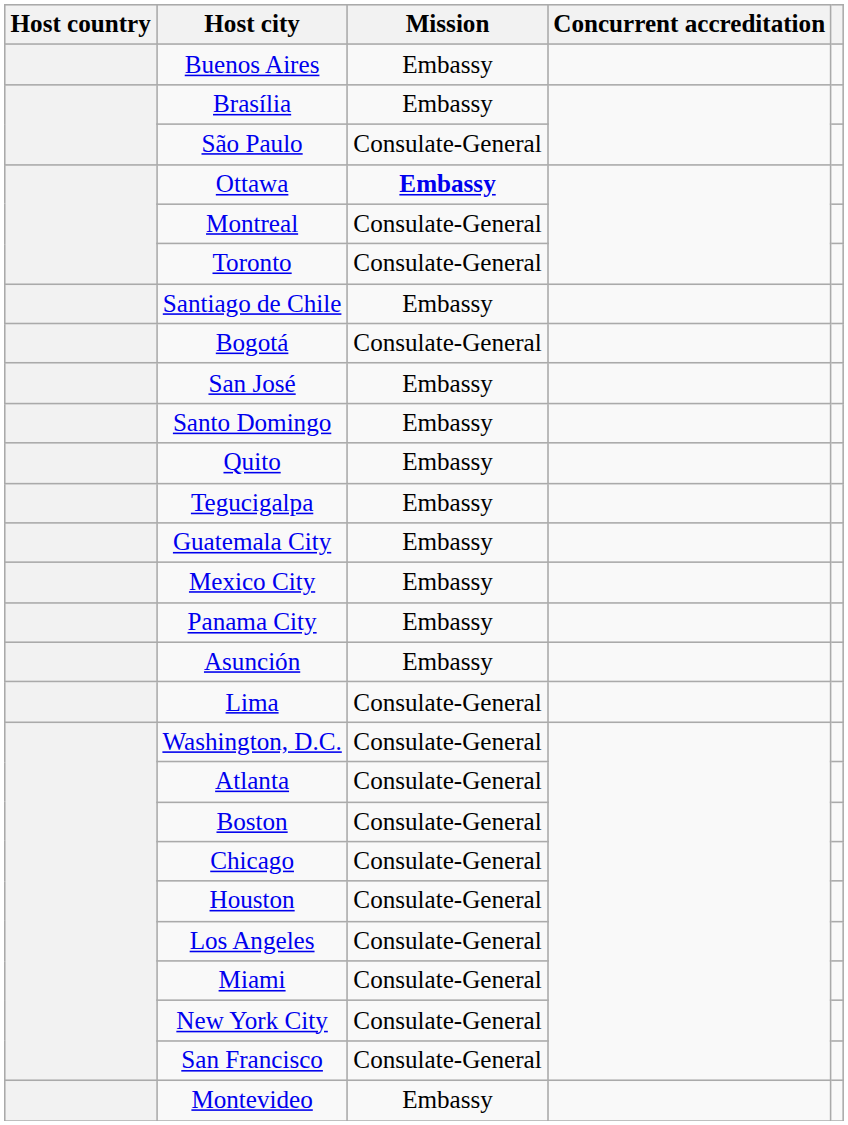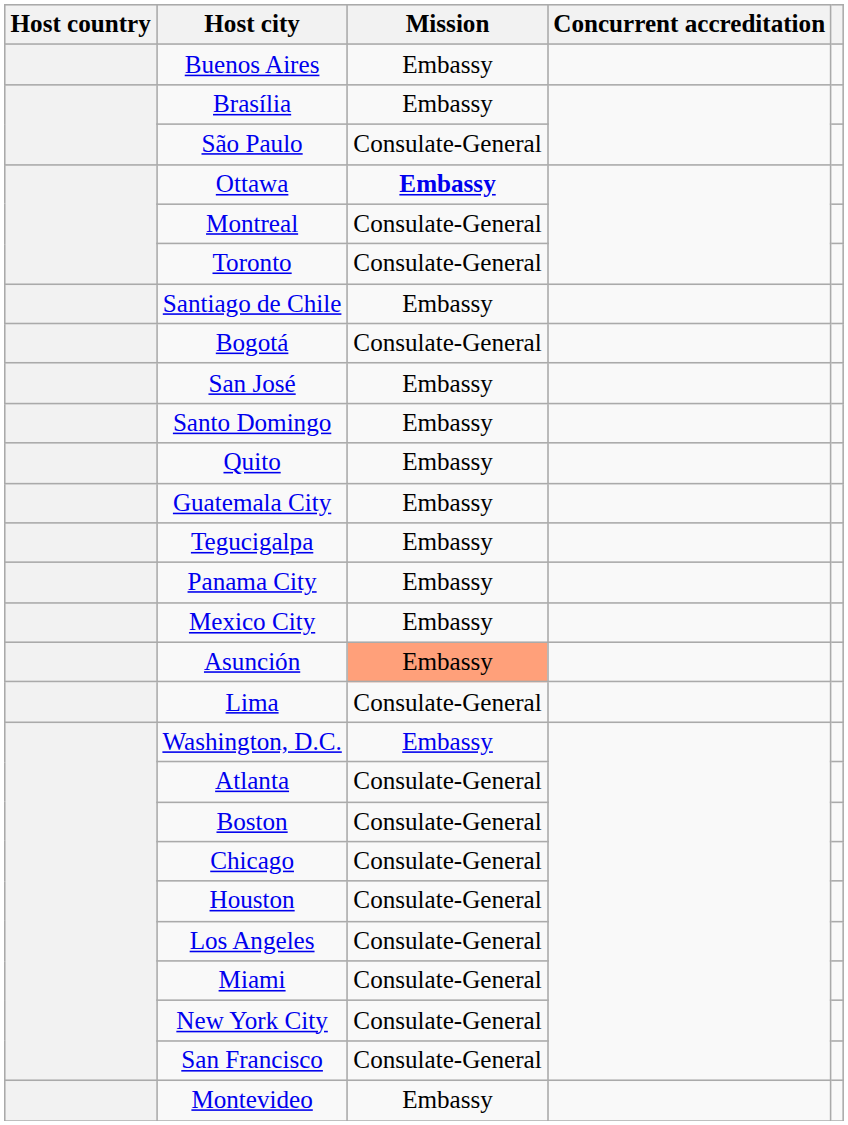rows swapped: (252, 542) <-> (252, 502)
rows swapped: (252, 582) <-> (252, 622)
(448, 661) no background -> (448, 661) lightsalmon background
(448, 741) Consulate-General -> (448, 741) Embassy
